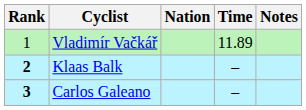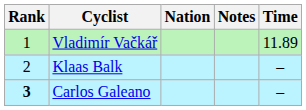columns swapped: (235, 17) <-> (279, 17)
(27, 67) bold -> (27, 67) normal
